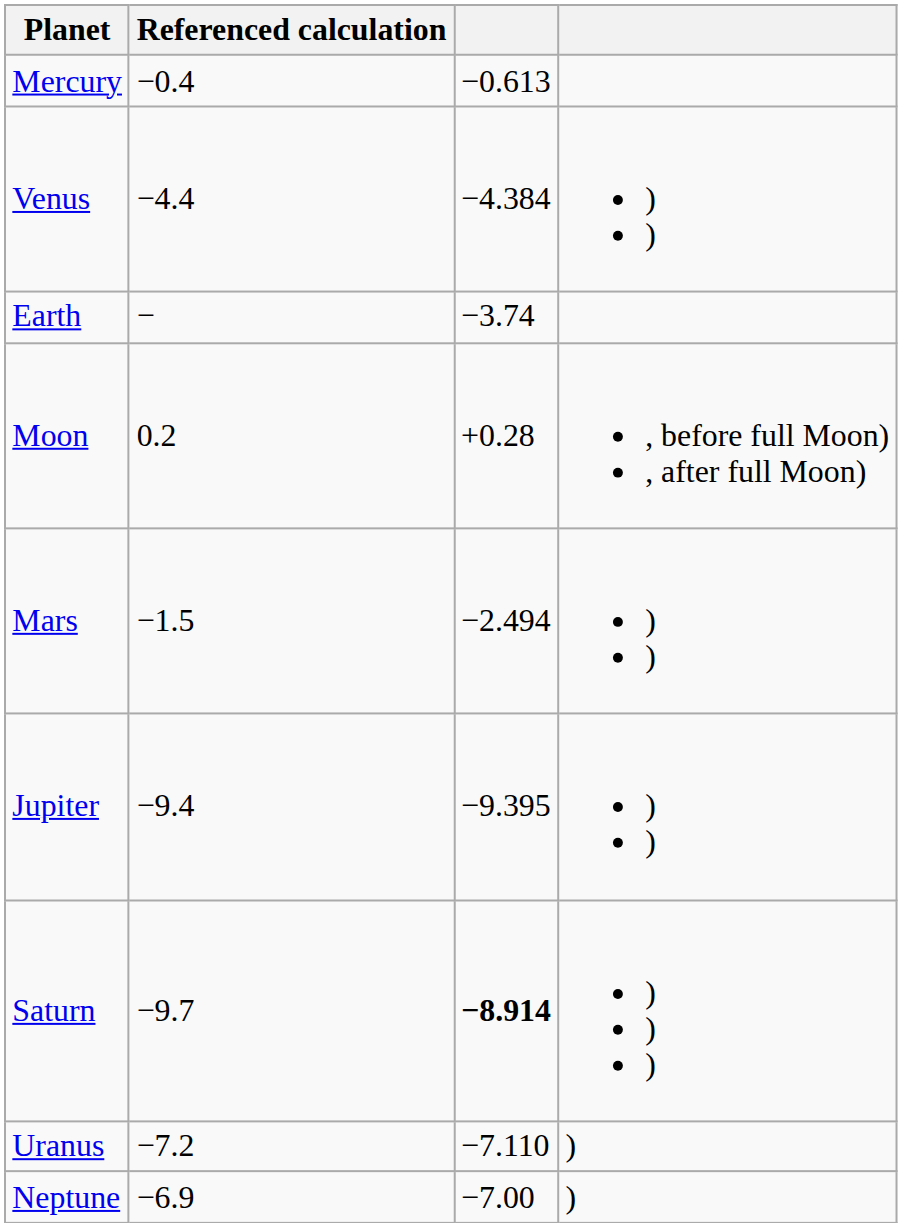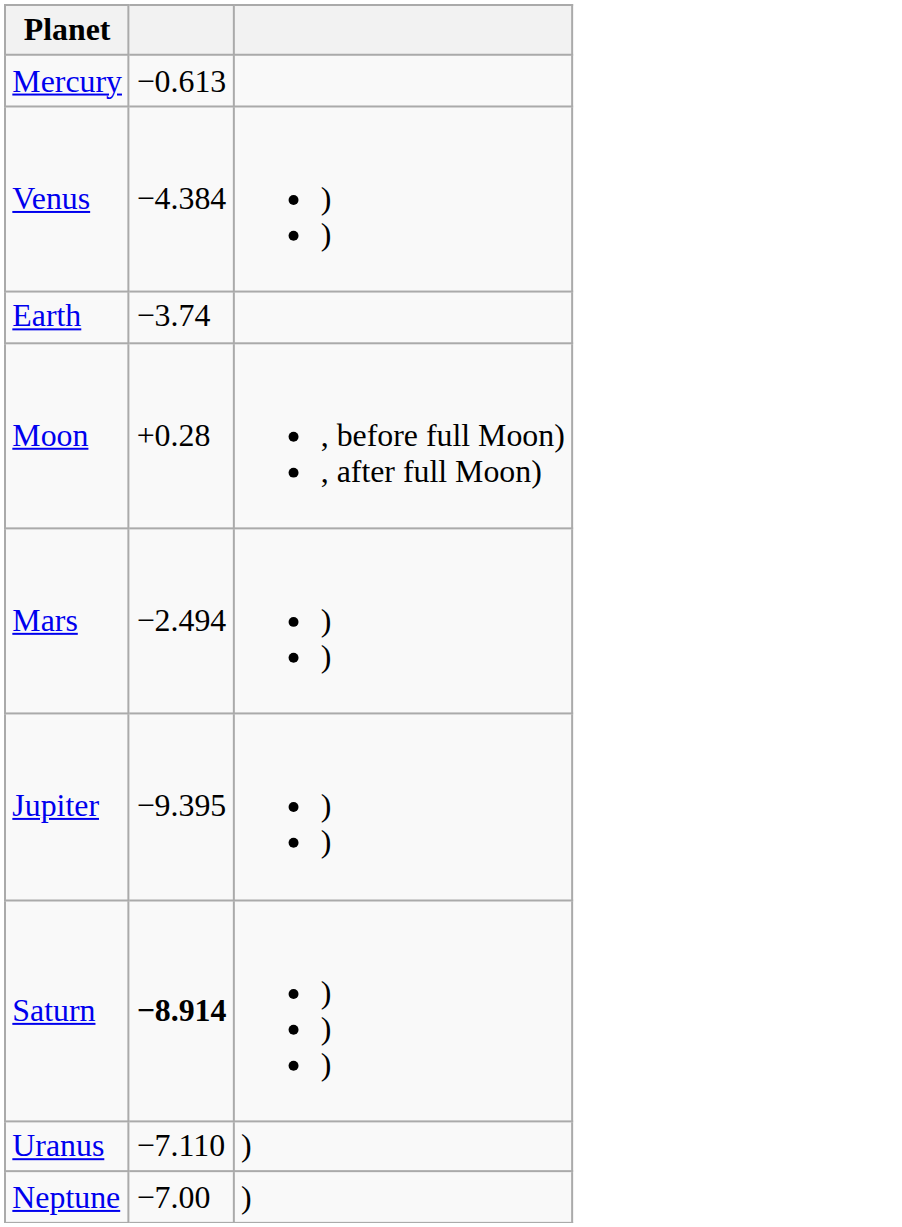- column: (292, 29)
